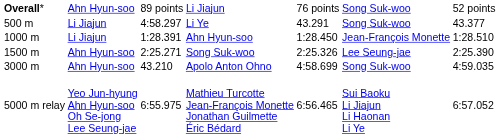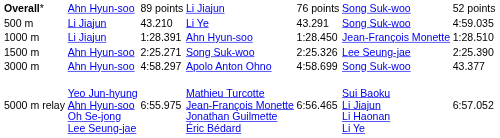(161, 23) 4:58.297 -> (157, 23) 43.210
(469, 23) 43.377 -> (473, 23) 4:59.035
(157, 67) 43.210 -> (161, 67) 4:58.297
(473, 67) 4:59.035 -> (469, 67) 43.377
